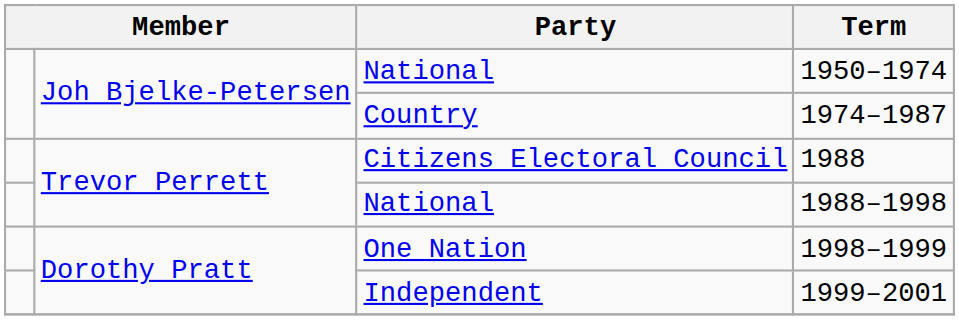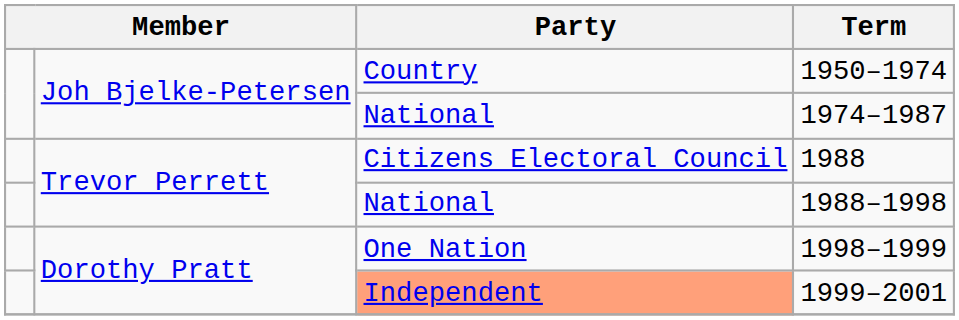(429, 71) National -> (421, 71) Country
(421, 116) Country -> (429, 116) National
(453, 293) no background -> (453, 293) lightsalmon background
